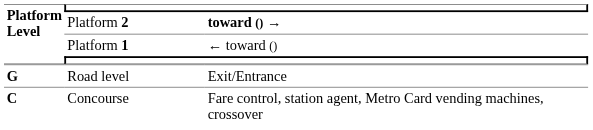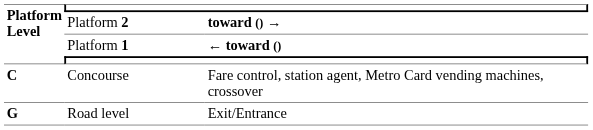(242, 45) normal -> (244, 45) bold
rows swapped: (98, 98) <-> (98, 76)
